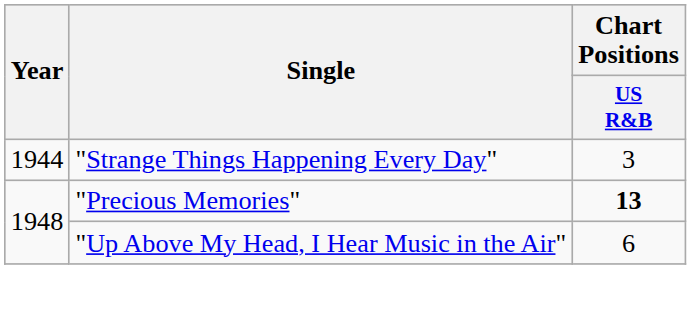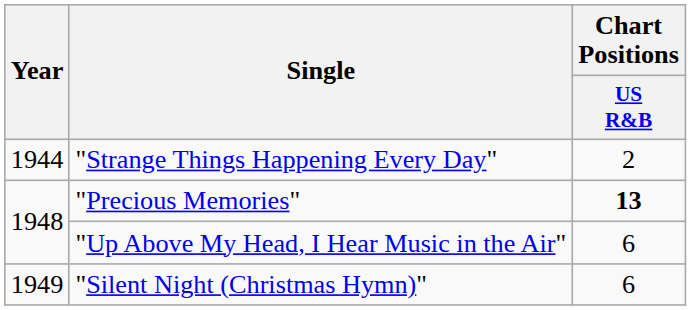(629, 159) 3 -> (629, 159) 2
+ row: (251, 283)
